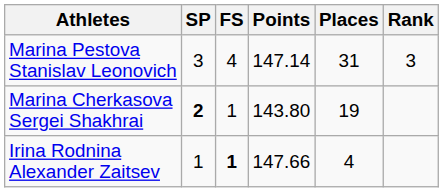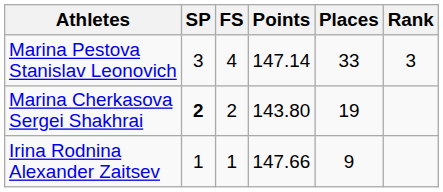(349, 60) 31 -> (349, 60) 33
(232, 111) 1 -> (232, 111) 2
(232, 162) bold -> (232, 162) normal
(349, 162) 4 -> (349, 162) 9
